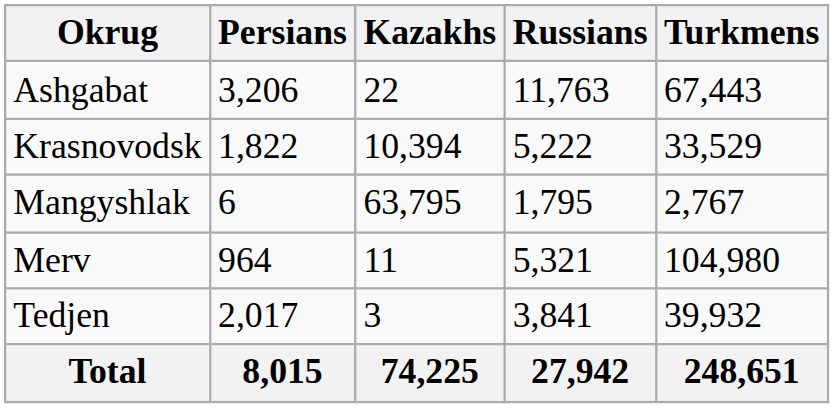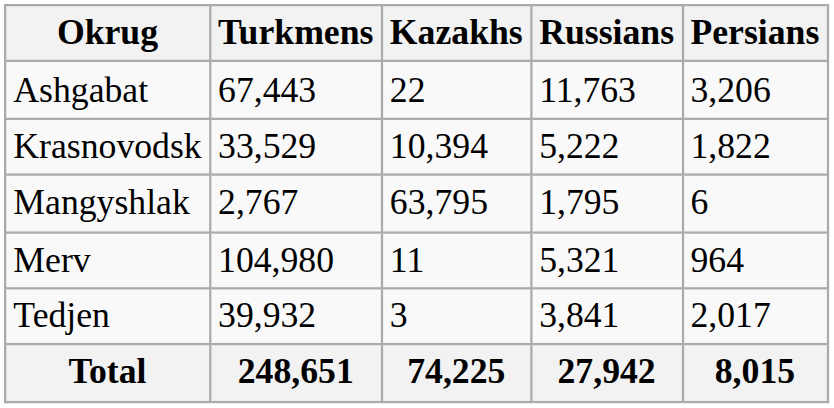columns swapped: (742, 32) <-> (283, 32)
